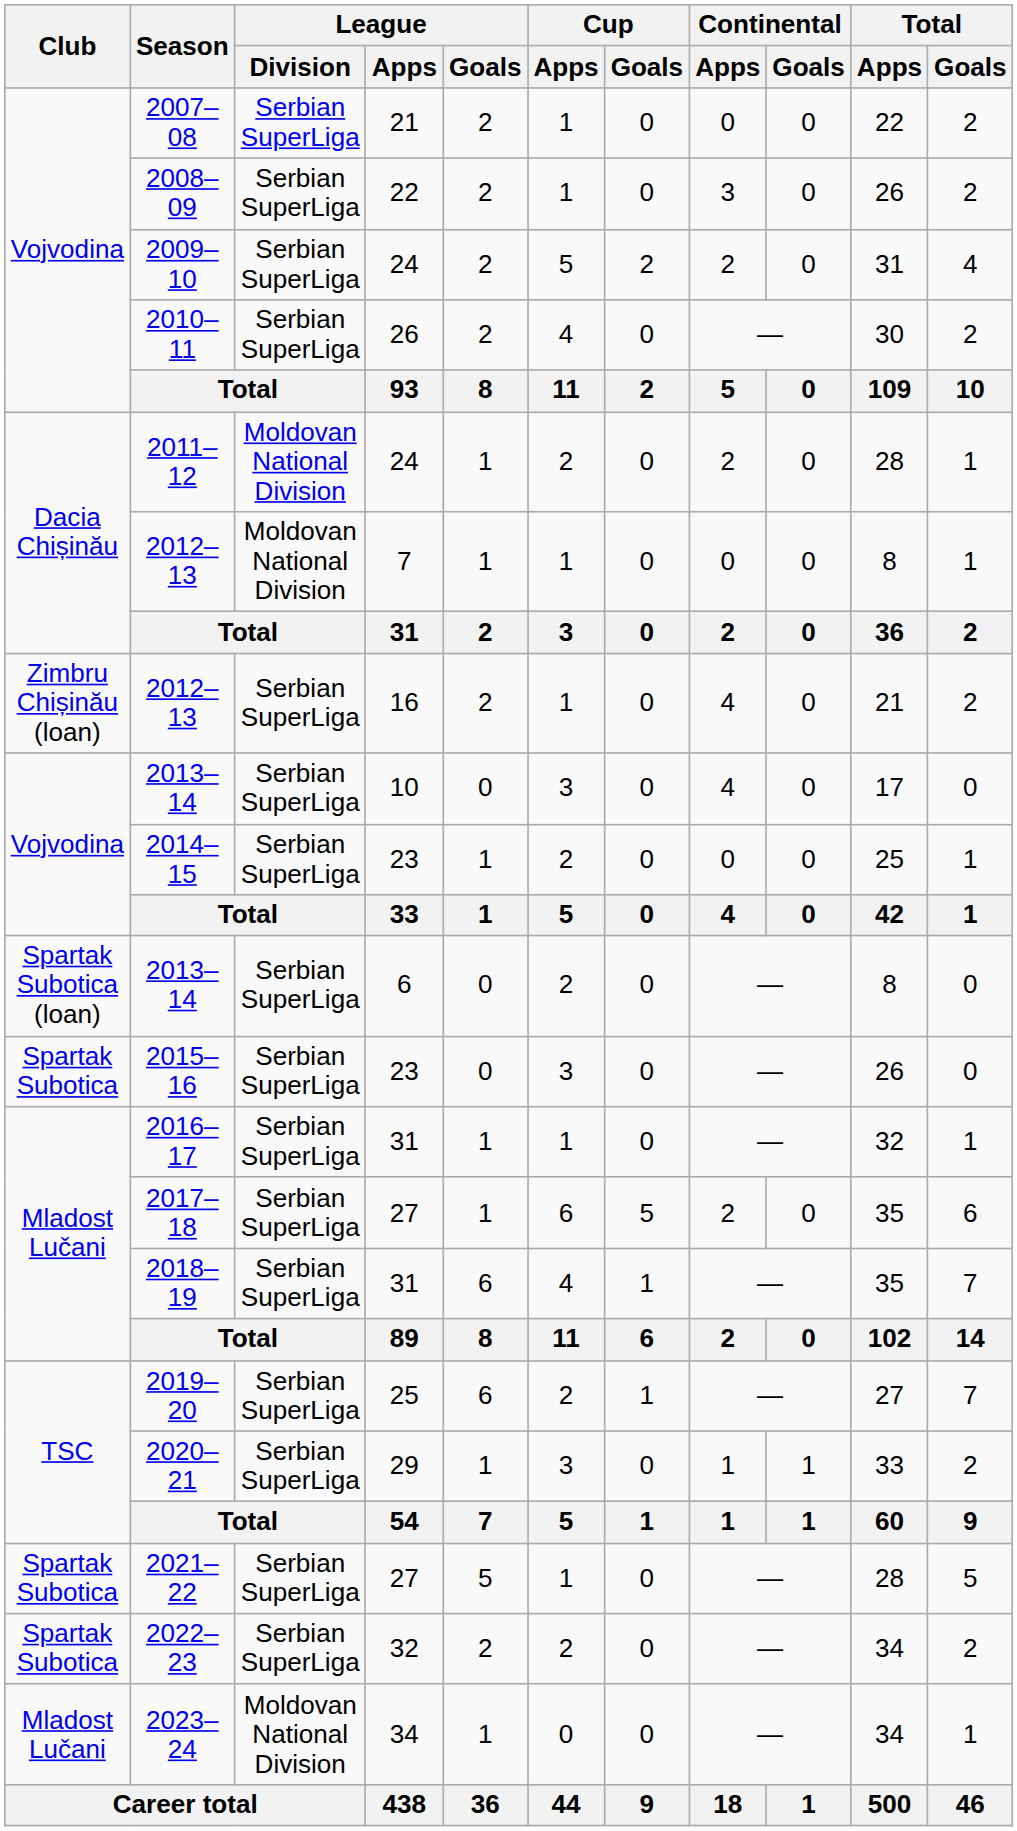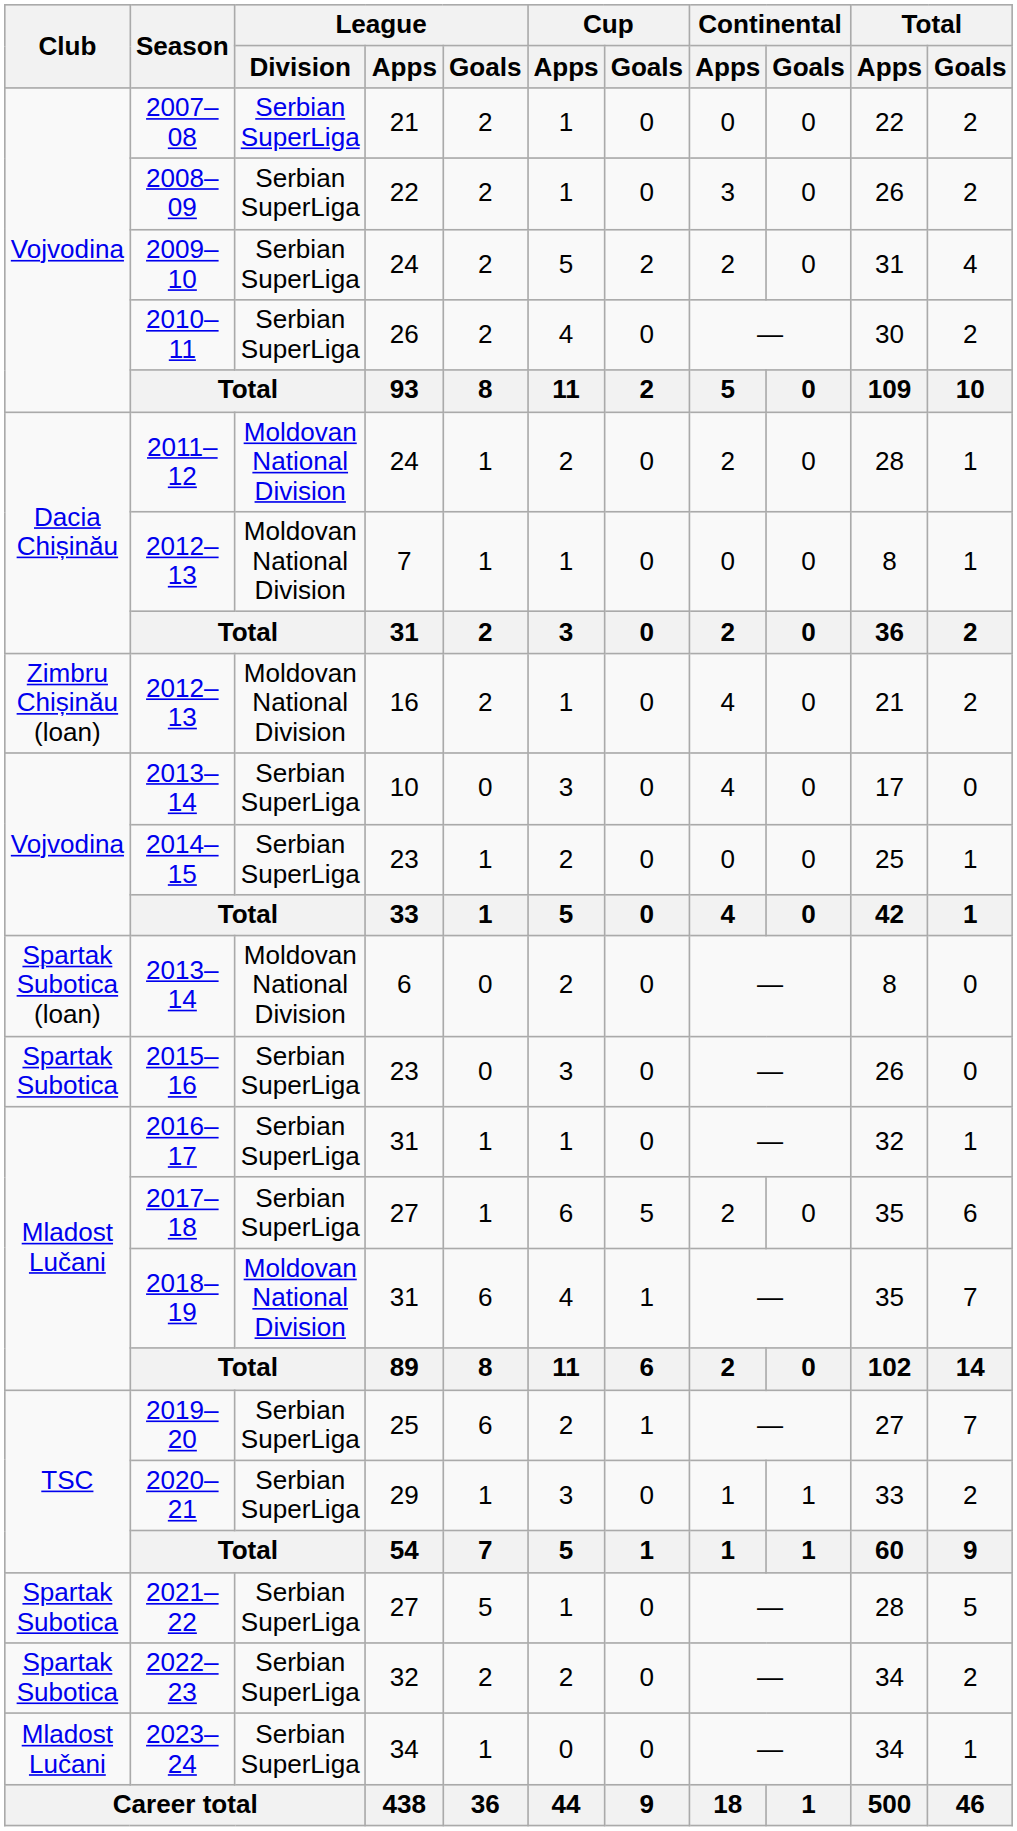(300, 702) Serbian SuperLiga -> (300, 702) Moldovan National Division
(300, 985) Serbian SuperLiga -> (300, 985) Moldovan National Division
(300, 1283) Serbian SuperLiga -> (300, 1297) Moldovan National Division
(300, 1734) Moldovan National Division -> (300, 1748) Serbian SuperLiga
